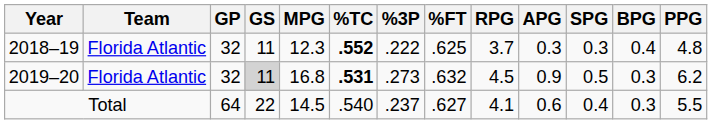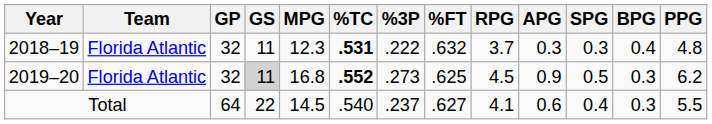(356, 48) .552 -> (356, 48) .531
(449, 48) .625 -> (449, 48) .632
(356, 76) .531 -> (356, 76) .552
(449, 76) .632 -> (449, 76) .625
